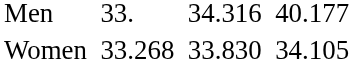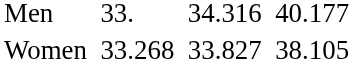(225, 49) 33.830 -> (225, 49) 33.827
(312, 49) 34.105 -> (312, 49) 38.105
